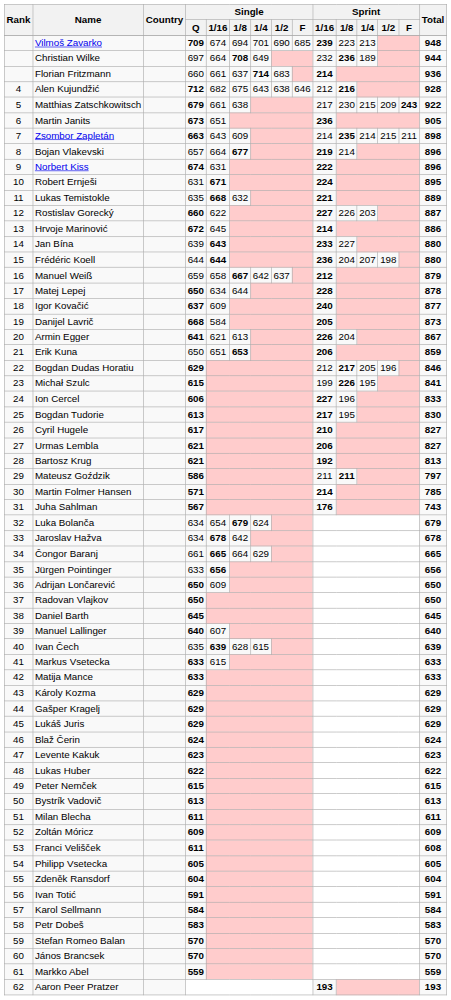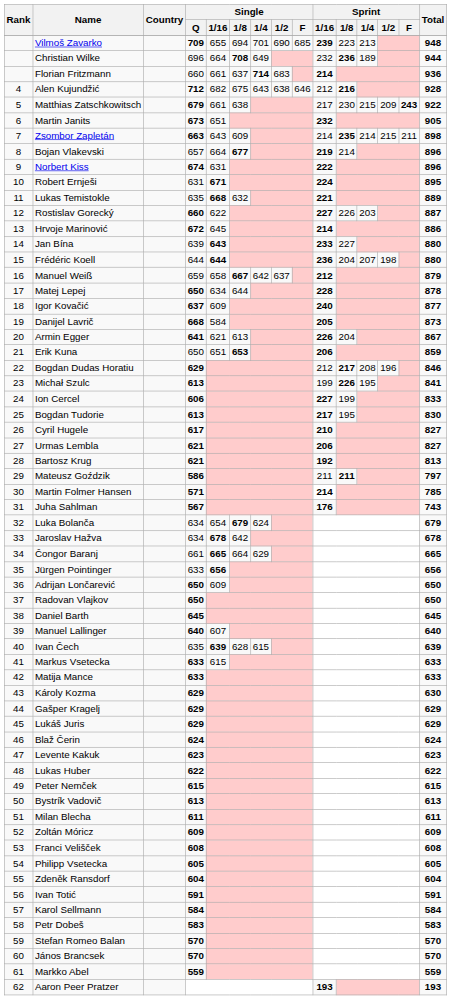(218, 43) 674 -> (218, 43) 655
(196, 58) 697 -> (196, 58) 696
(325, 120) 236 -> (325, 120) 232
(367, 368) 205 -> (367, 368) 208
(196, 383) 615 -> (196, 383) 613
(347, 399) 196 -> (347, 399) 199
(433, 693) 629 -> (433, 693) 630
(196, 848) 611 -> (196, 848) 608
